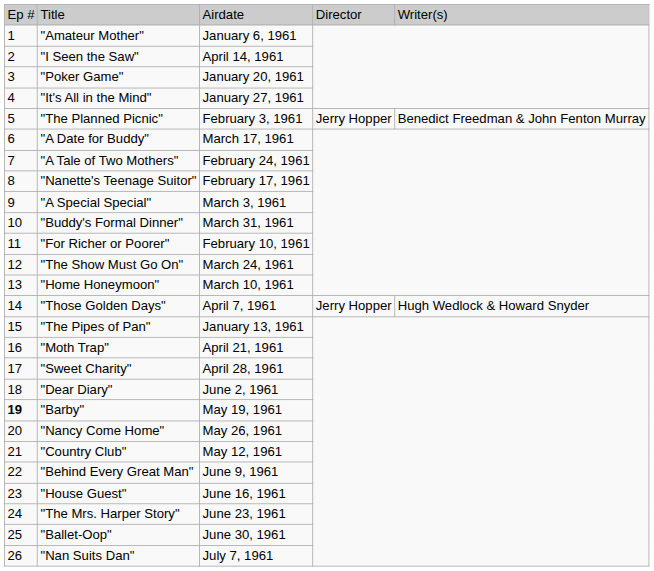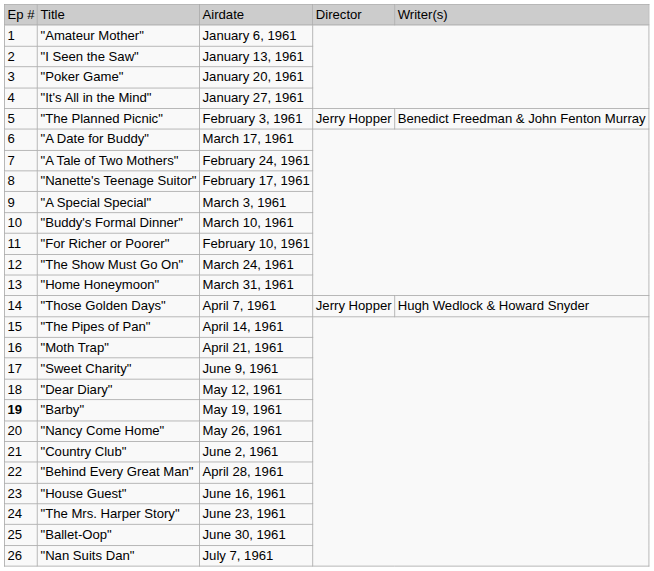(243, 56) April 14, 1961 -> (253, 56) January 13, 1961
(248, 222) March 31, 1961 -> (248, 222) March 10, 1961
(248, 285) March 10, 1961 -> (248, 285) March 31, 1961
(253, 327) January 13, 1961 -> (243, 327) April 14, 1961
(243, 368) April 28, 1961 -> (240, 368) June 9, 1961
(240, 389) June 2, 1961 -> (242, 389) May 12, 1961
(242, 451) May 12, 1961 -> (240, 451) June 2, 1961
(240, 472) June 9, 1961 -> (243, 472) April 28, 1961
